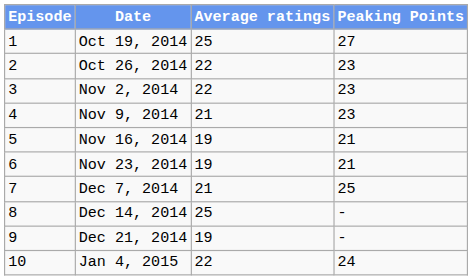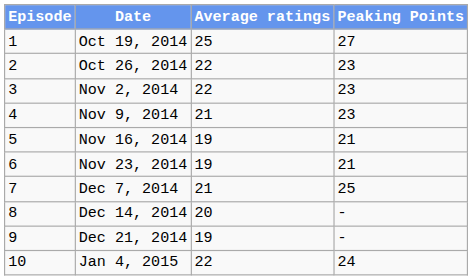(204, 213) 25 -> (204, 213) 20
